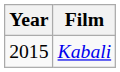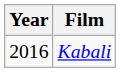(29, 51) 2015 -> (29, 51) 2016
